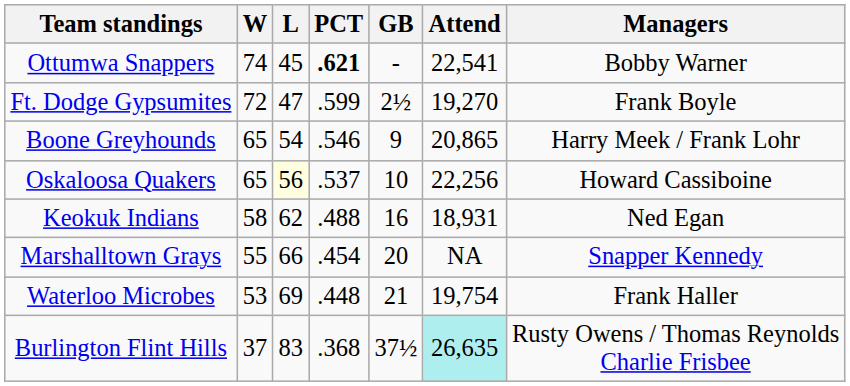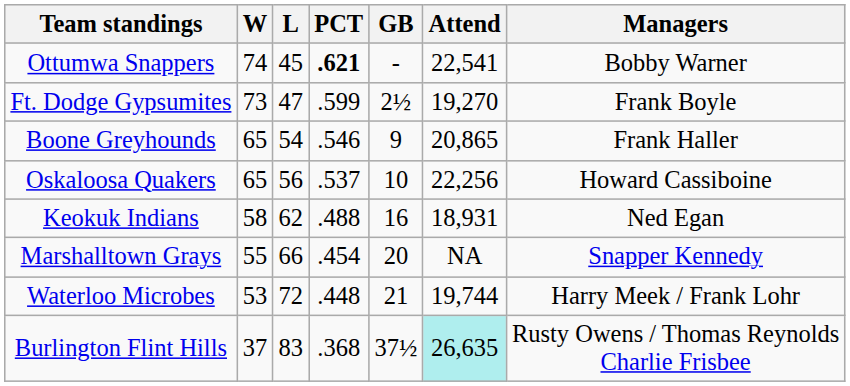(255, 101) 72 -> (255, 101) 73
(676, 140) Harry Meek / Frank Lohr -> (676, 140) Frank Haller
(291, 179) lightyellow background -> (291, 179) no background
(291, 295) 69 -> (291, 295) 72
(465, 295) 19,754 -> (465, 295) 19,744
(676, 295) Frank Haller -> (676, 295) Harry Meek / Frank Lohr
